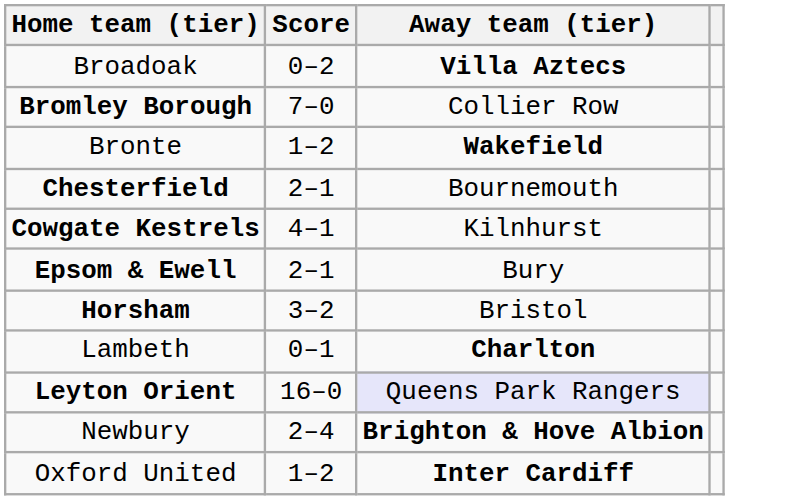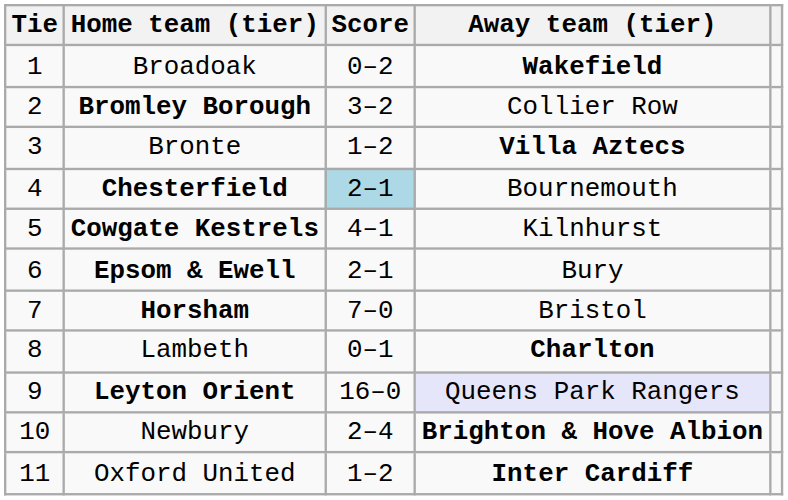+ column: (35, 26)
(533, 66) Villa Aztecs -> (592, 66) Wakefield
(311, 107) 7–0 -> (370, 107) 3–2
(533, 148) Wakefield -> (592, 148) Villa Aztecs
(311, 189) no background -> (370, 189) lightblue background
(311, 311) 3–2 -> (370, 311) 7–0
